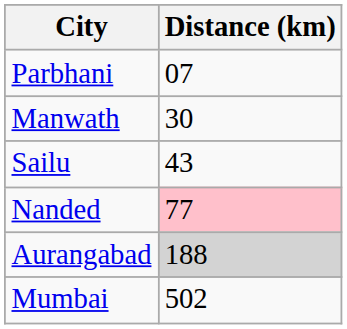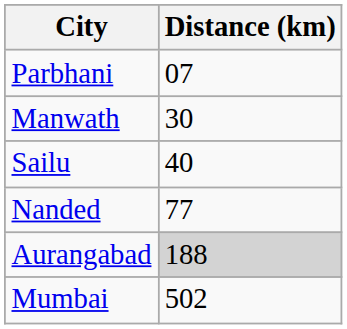(179, 163) 43 -> (179, 163) 40
(179, 208) pink background -> (179, 208) no background
